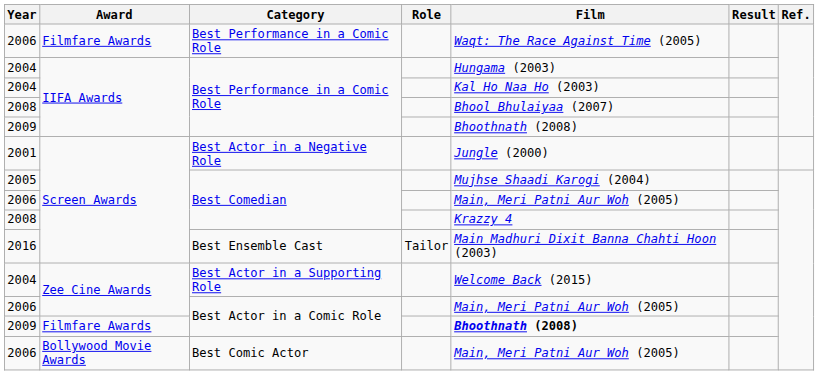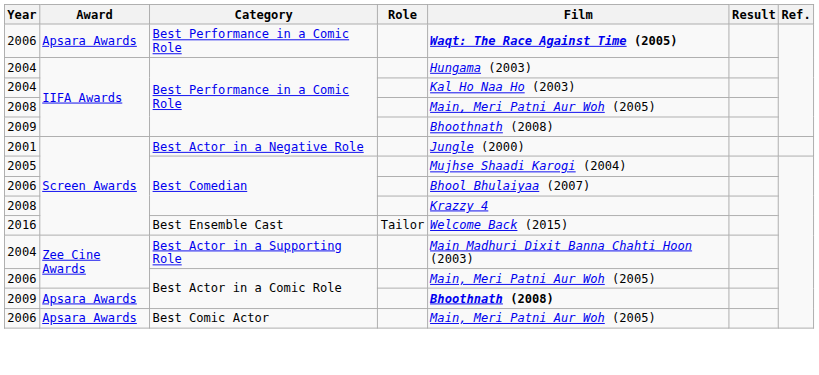(97, 41) Filmfare Awards -> (90, 41) Apsara Awards
(578, 41) normal -> (554, 41) bold
(534, 107) Bhool Bhulaiyaa (2007) -> (543, 107) Main, Meri Patni Aur Woh (2005)
(567, 200) Main, Meri Patni Aur Woh (2005) -> (510, 186) Bhool Bhulaiyaa (2007)
(585, 246) Main Madhuri Dixit Banna Chahti Hoon (2003) -> (499, 225) Welcome Back (2015)
(523, 280) Welcome Back (2015) -> (561, 252) Main Madhuri Dixit Banna Chahti Hoon (2003)
(97, 326) Filmfare Awards -> (90, 298) Apsara Awards
(97, 353) Bollywood Movie Awards -> (90, 318) Apsara Awards
